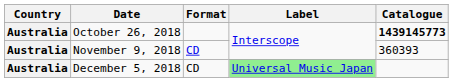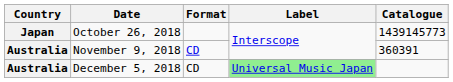(37, 32) Australia -> (37, 32) Japan
(412, 32) bold -> (412, 32) normal
(399, 50) 360393 -> (399, 50) 360391
